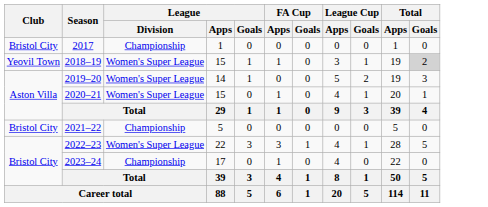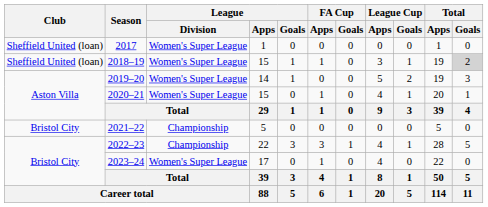(33, 45) Bristol City -> (55, 45) Sheffield United (loan)
(155, 45) Championship -> (198, 45) Women's Super League
(33, 62) Yeovil Town -> (55, 62) Sheffield United (loan)
(155, 144) Women's Super League -> (198, 144) Championship
(155, 161) Championship -> (198, 161) Women's Super League
